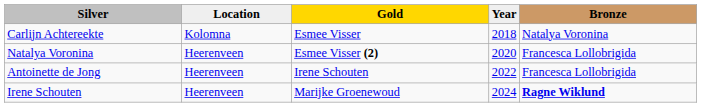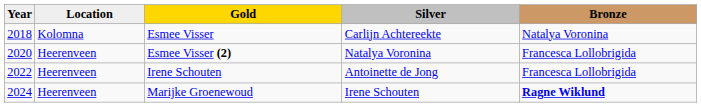columns swapped: (504, 14) <-> (93, 14)
